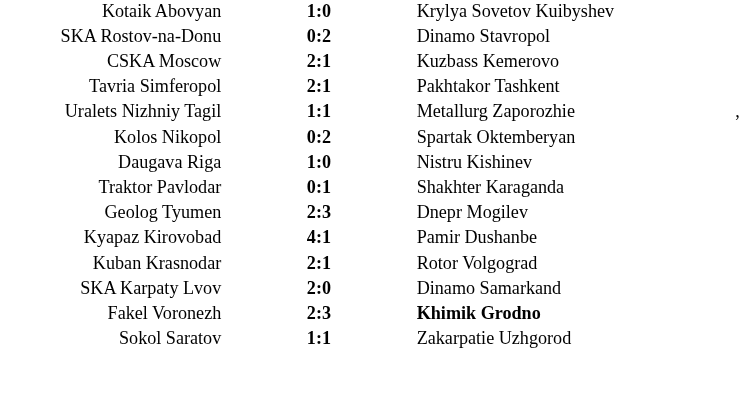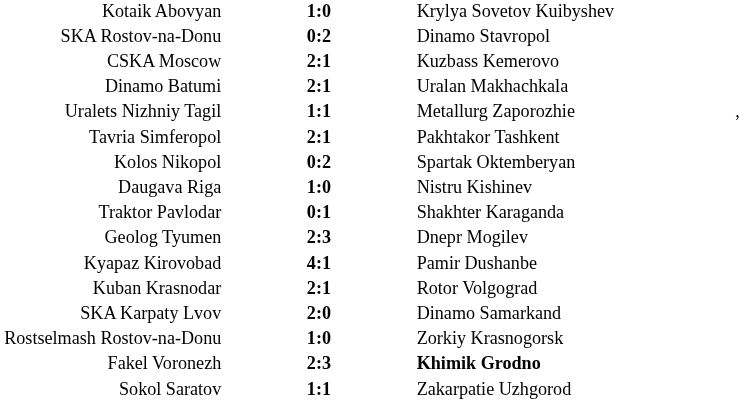+ row: (163, 86)
rows swapped: (155, 86) <-> (143, 111)
+ row: (113, 338)
